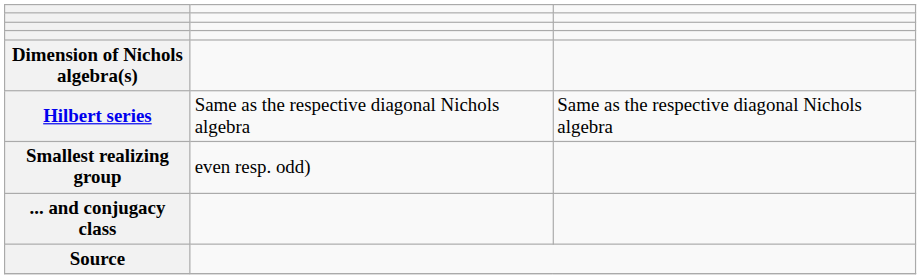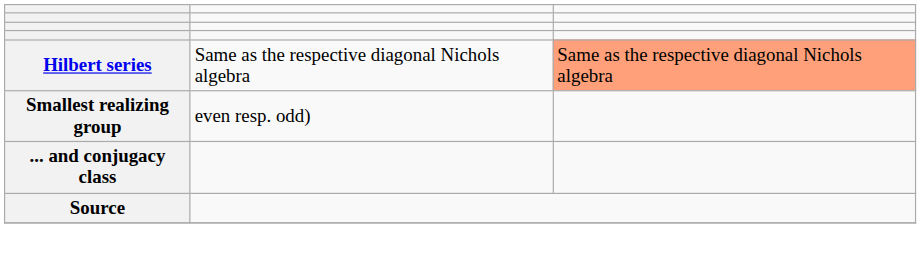- row: (97, 64)
(710, 116) no background -> (710, 64) lightsalmon background
